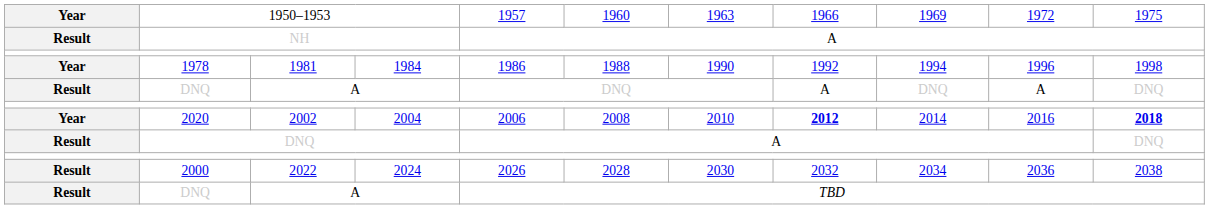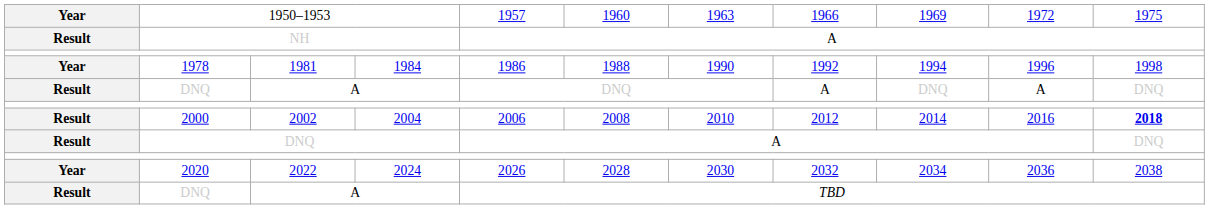(72, 119) Year -> (72, 119) Result
(195, 119) 2020 -> (195, 119) 2000
(825, 119) bold -> (825, 119) normal
(72, 170) Result -> (72, 170) Year
(195, 170) 2000 -> (195, 170) 2020
